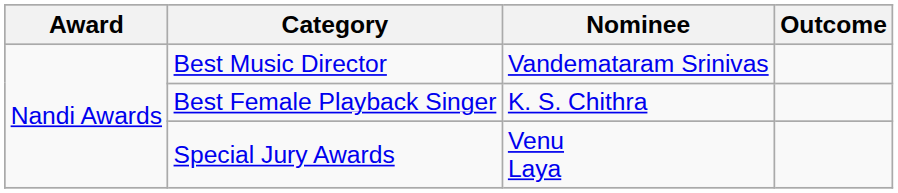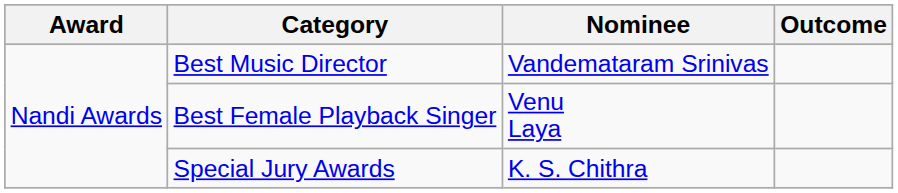(578, 103) K. S. Chithra -> (536, 116) Venu Laya
(536, 155) Venu Laya -> (578, 169) K. S. Chithra
